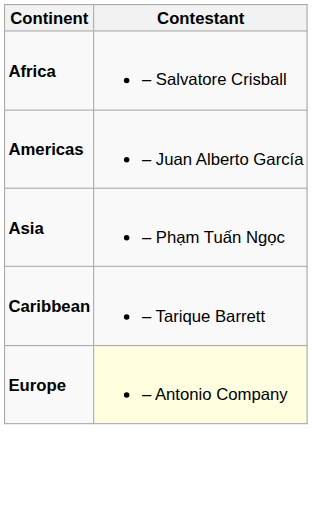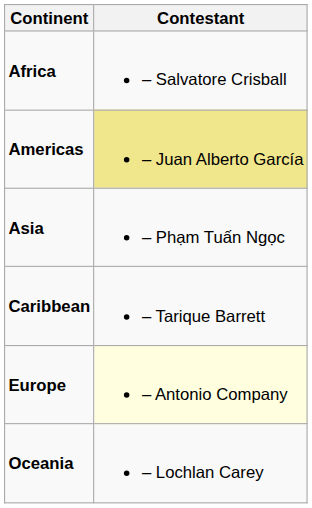(201, 158) no background -> (201, 158) khaki background
+ row: (41, 463)
